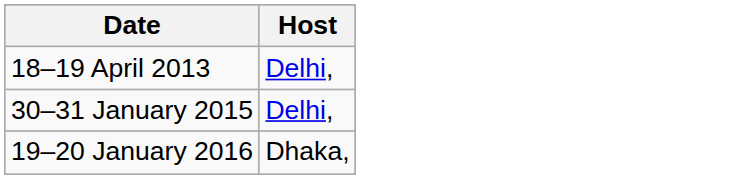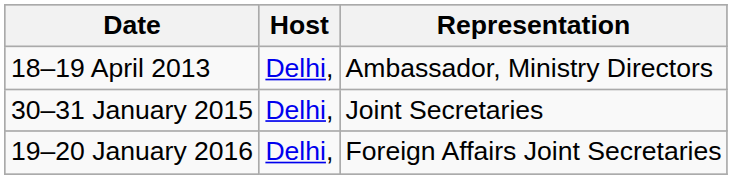+ column: (534, 25)
(307, 151) Dhaka, -> (299, 151) Delhi,
